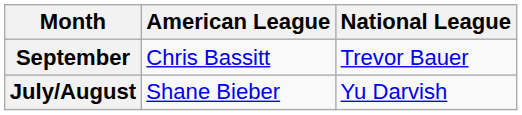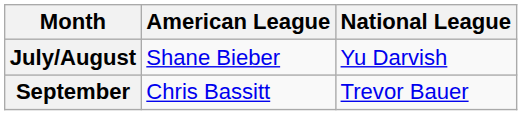rows swapped: (73, 92) <-> (73, 57)
